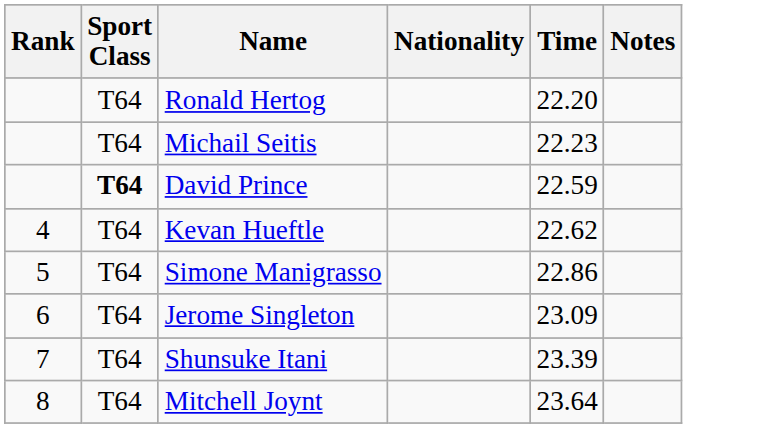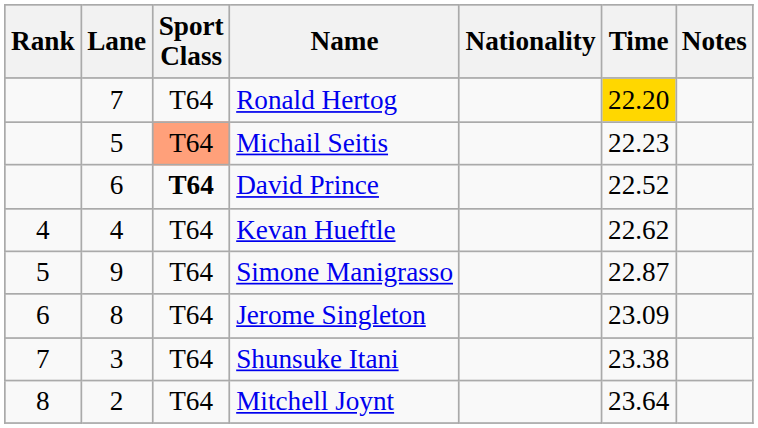+ column: (117, 41)
(567, 99) no background -> (639, 99) gold background
(120, 142) no background -> (191, 142) lightsalmon background
(567, 186) 22.59 -> (639, 186) 22.52
(567, 272) 22.86 -> (639, 272) 22.87
(567, 358) 23.39 -> (639, 358) 23.38
